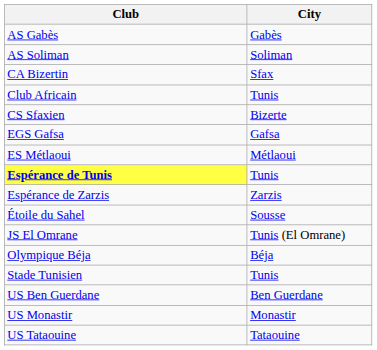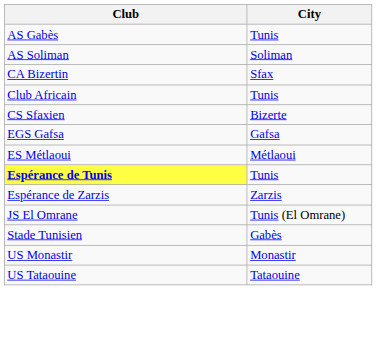(266, 34) Gabès -> (264, 34) Tunis
- row: (46, 214)
- row: (49, 255)
(264, 275) Tunis -> (266, 235) Gabès
- row: (53, 295)
